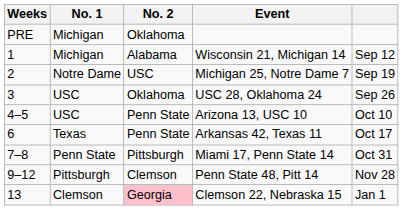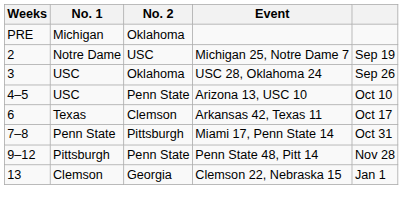- row: (270, 54)
(158, 134) Penn State -> (152, 114) Clemson
(152, 174) Clemson -> (158, 154) Penn State
(149, 194) pink background -> (149, 174) no background
